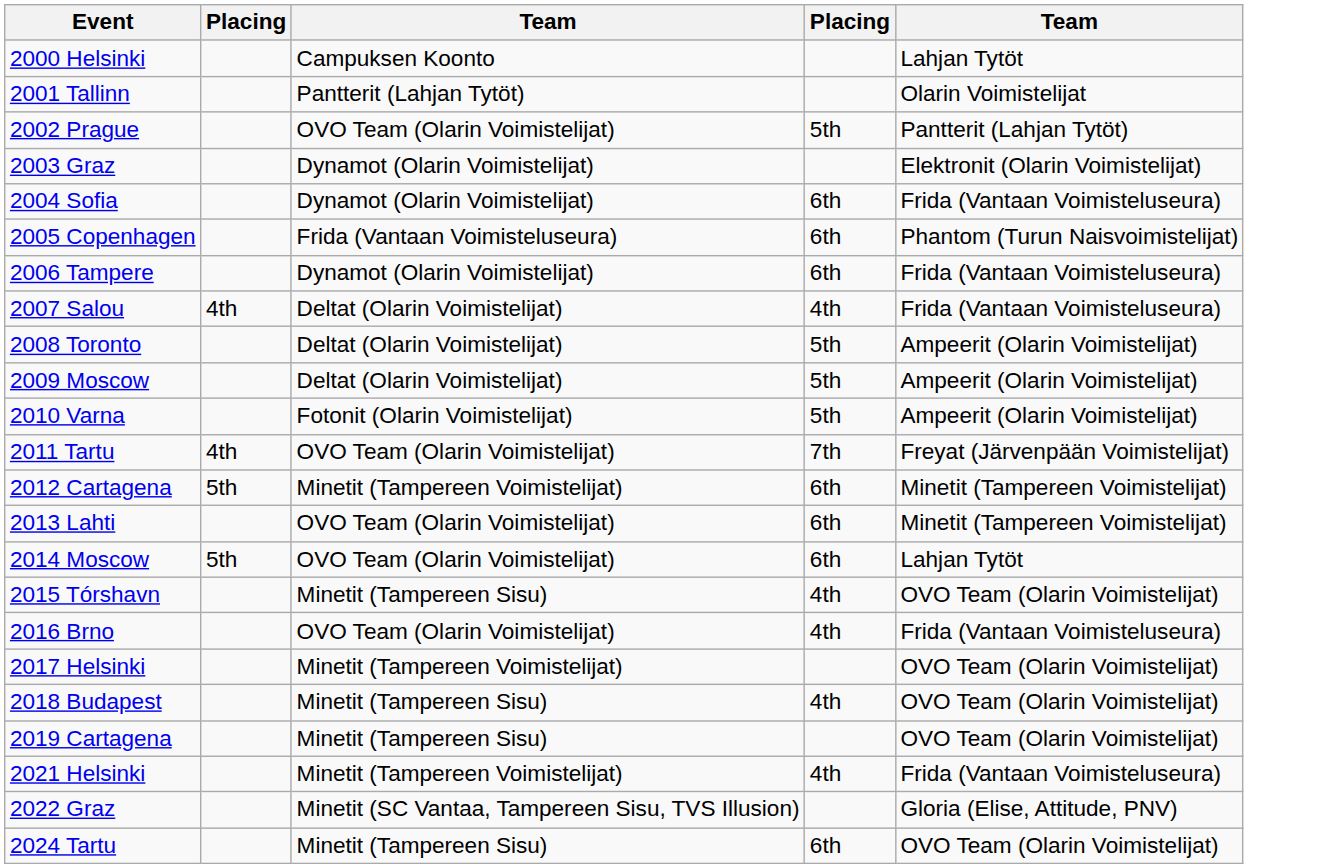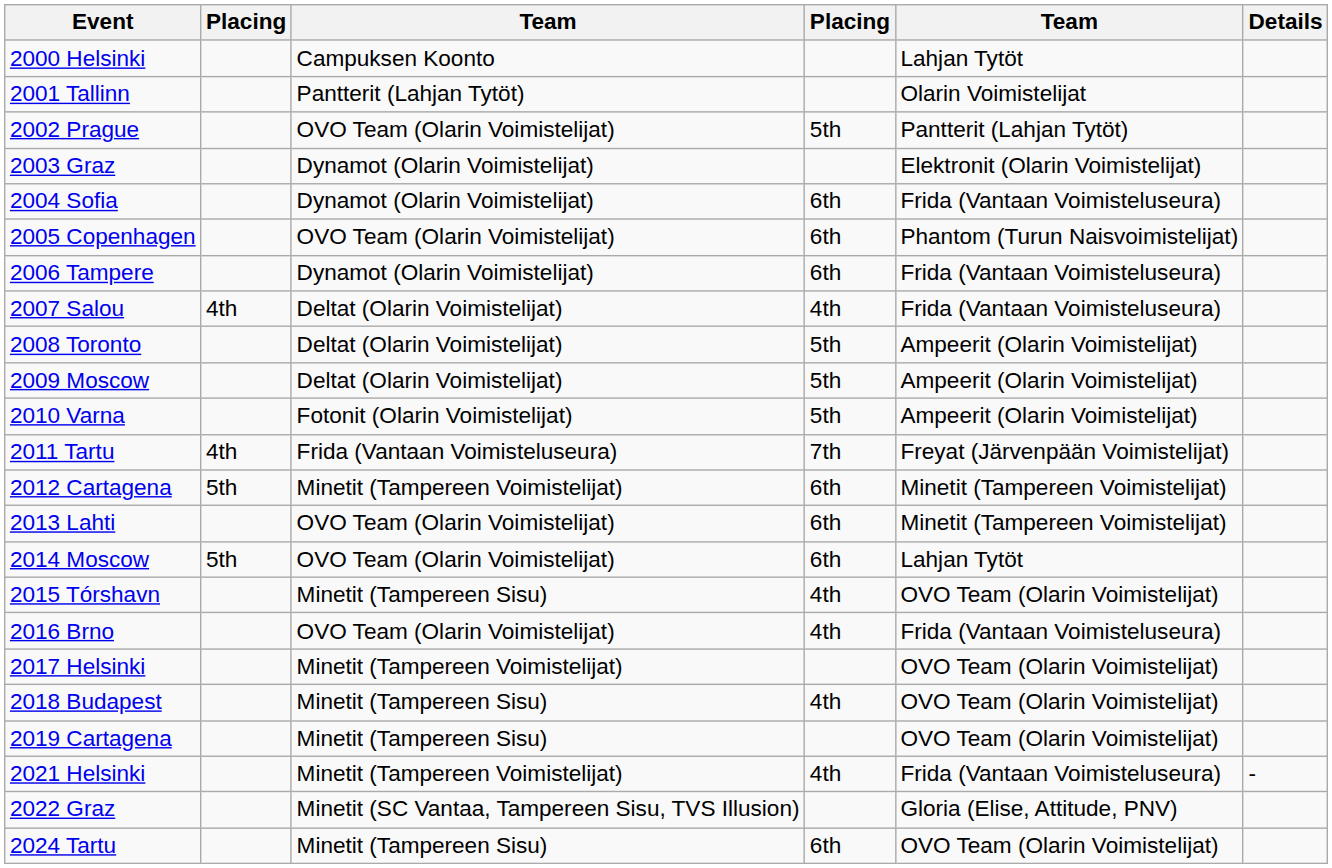+ column: (1286, 22)
(457, 237) Frida (Vantaan Voimisteluseura) -> (456, 237) OVO Team (Olarin Voimistelijat)
(456, 451) OVO Team (Olarin Voimistelijat) -> (457, 451) Frida (Vantaan Voimisteluseura)
